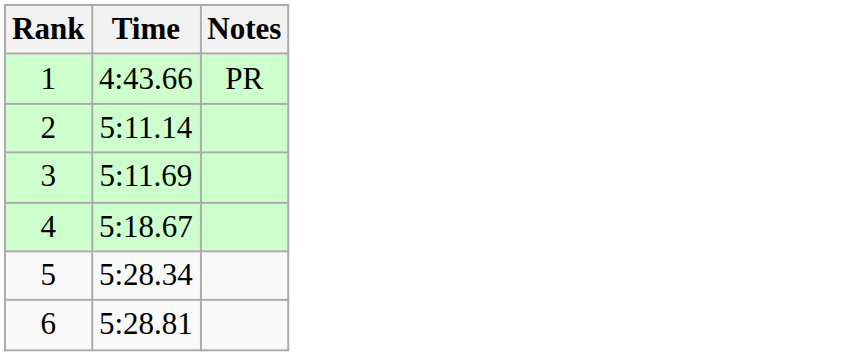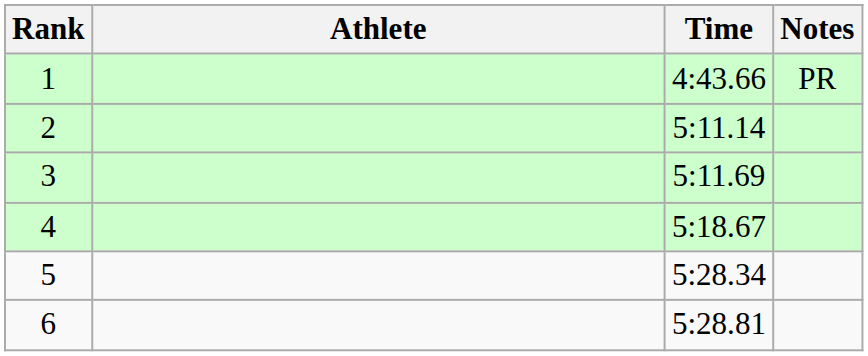+ column: (378, 29)
